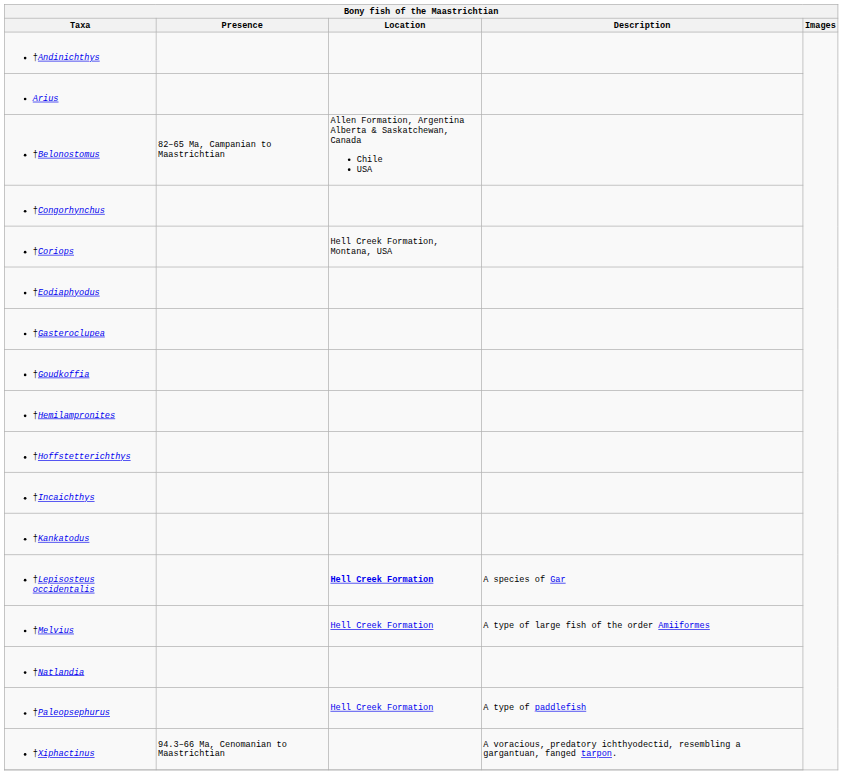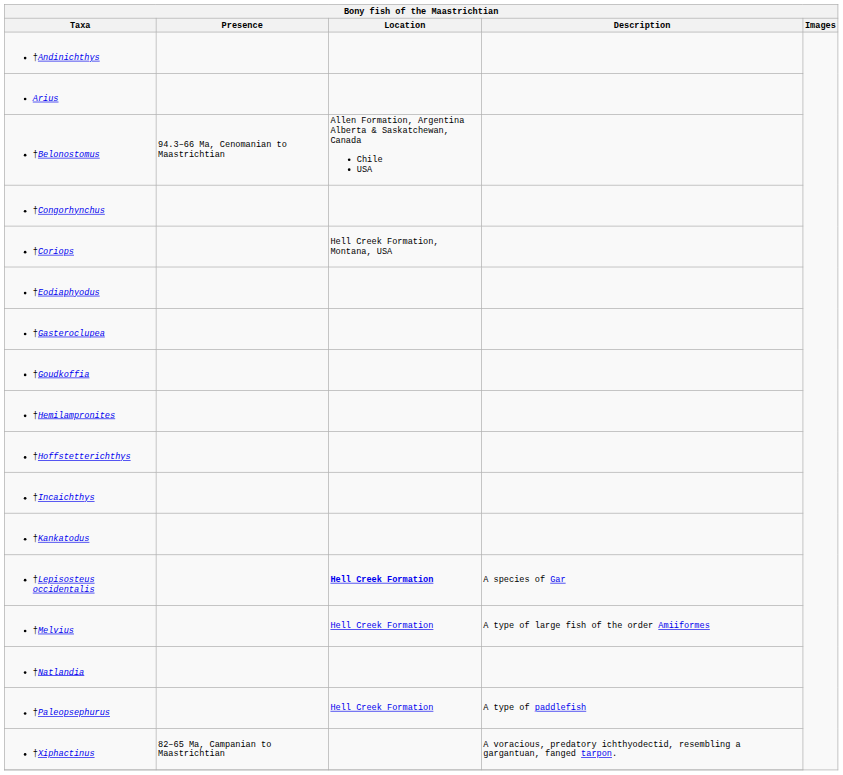(215, 150) 82–65 Ma, Campanian to Maastrichtian -> (222, 150) 94.3–66 Ma, Cenomanian to Maastrichtian
(222, 749) 94.3–66 Ma, Cenomanian to Maastrichtian -> (215, 749) 82–65 Ma, Campanian to Maastrichtian
